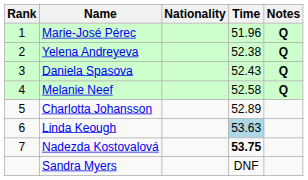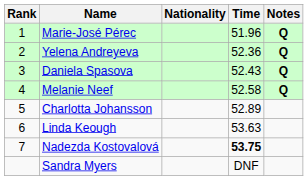(246, 52) 52.38 -> (246, 52) 52.36
(246, 128) lightblue background -> (246, 128) no background
